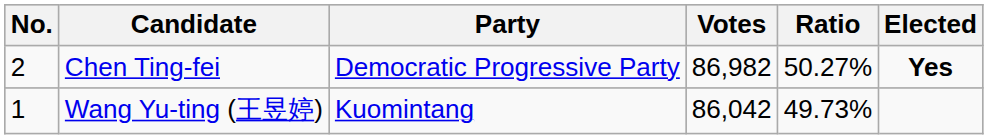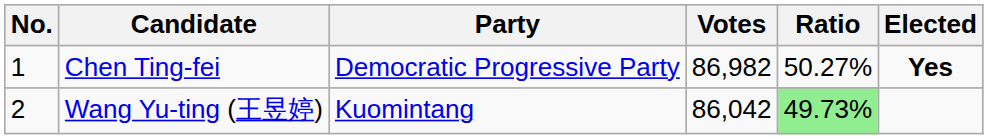(18, 66) 2 -> (18, 66) 1
(18, 110) 1 -> (18, 110) 2
(828, 110) no background -> (828, 110) lightgreen background
